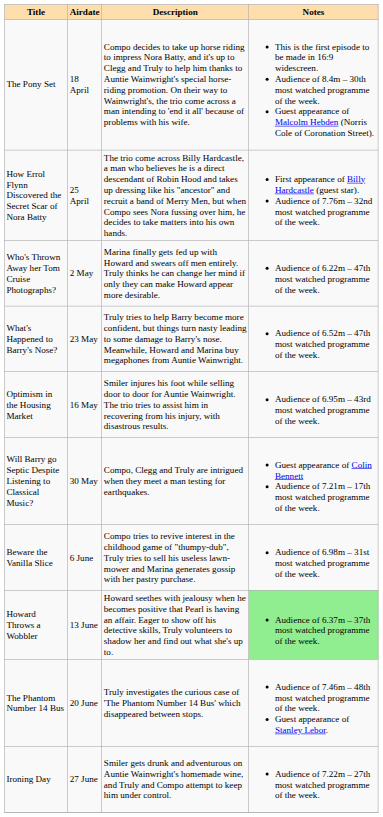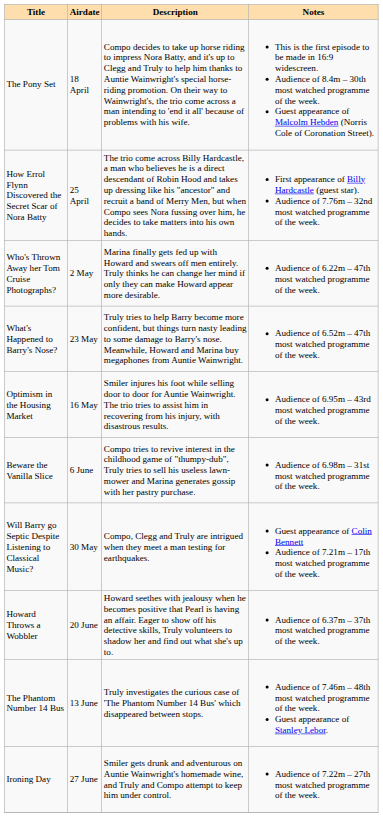rows swapped: (33, 481) <-> (30, 557)
(84, 625) 13 June -> (84, 625) 20 June
(313, 630) lightgreen background -> (313, 630) no background
(84, 703) 20 June -> (84, 703) 13 June
